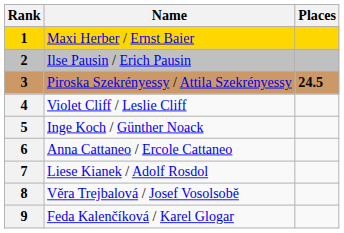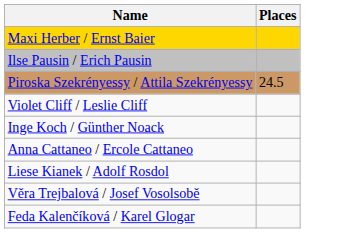- column: (24, 15)
(311, 82) bold -> (271, 82) normal
